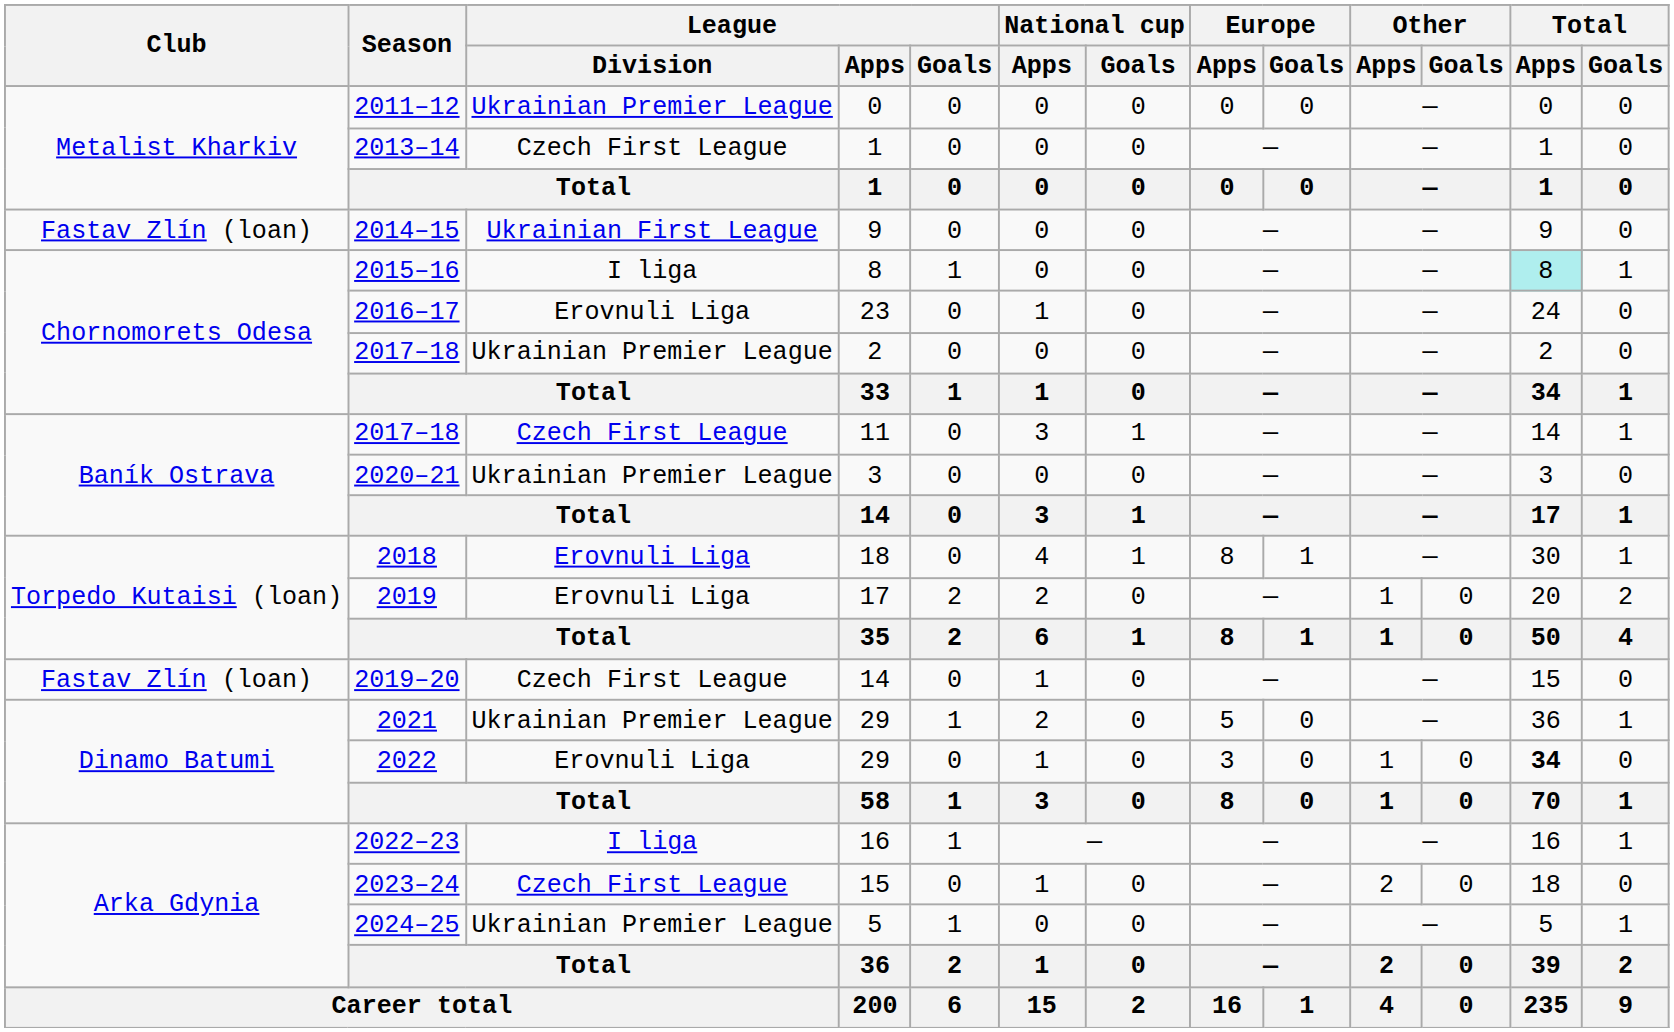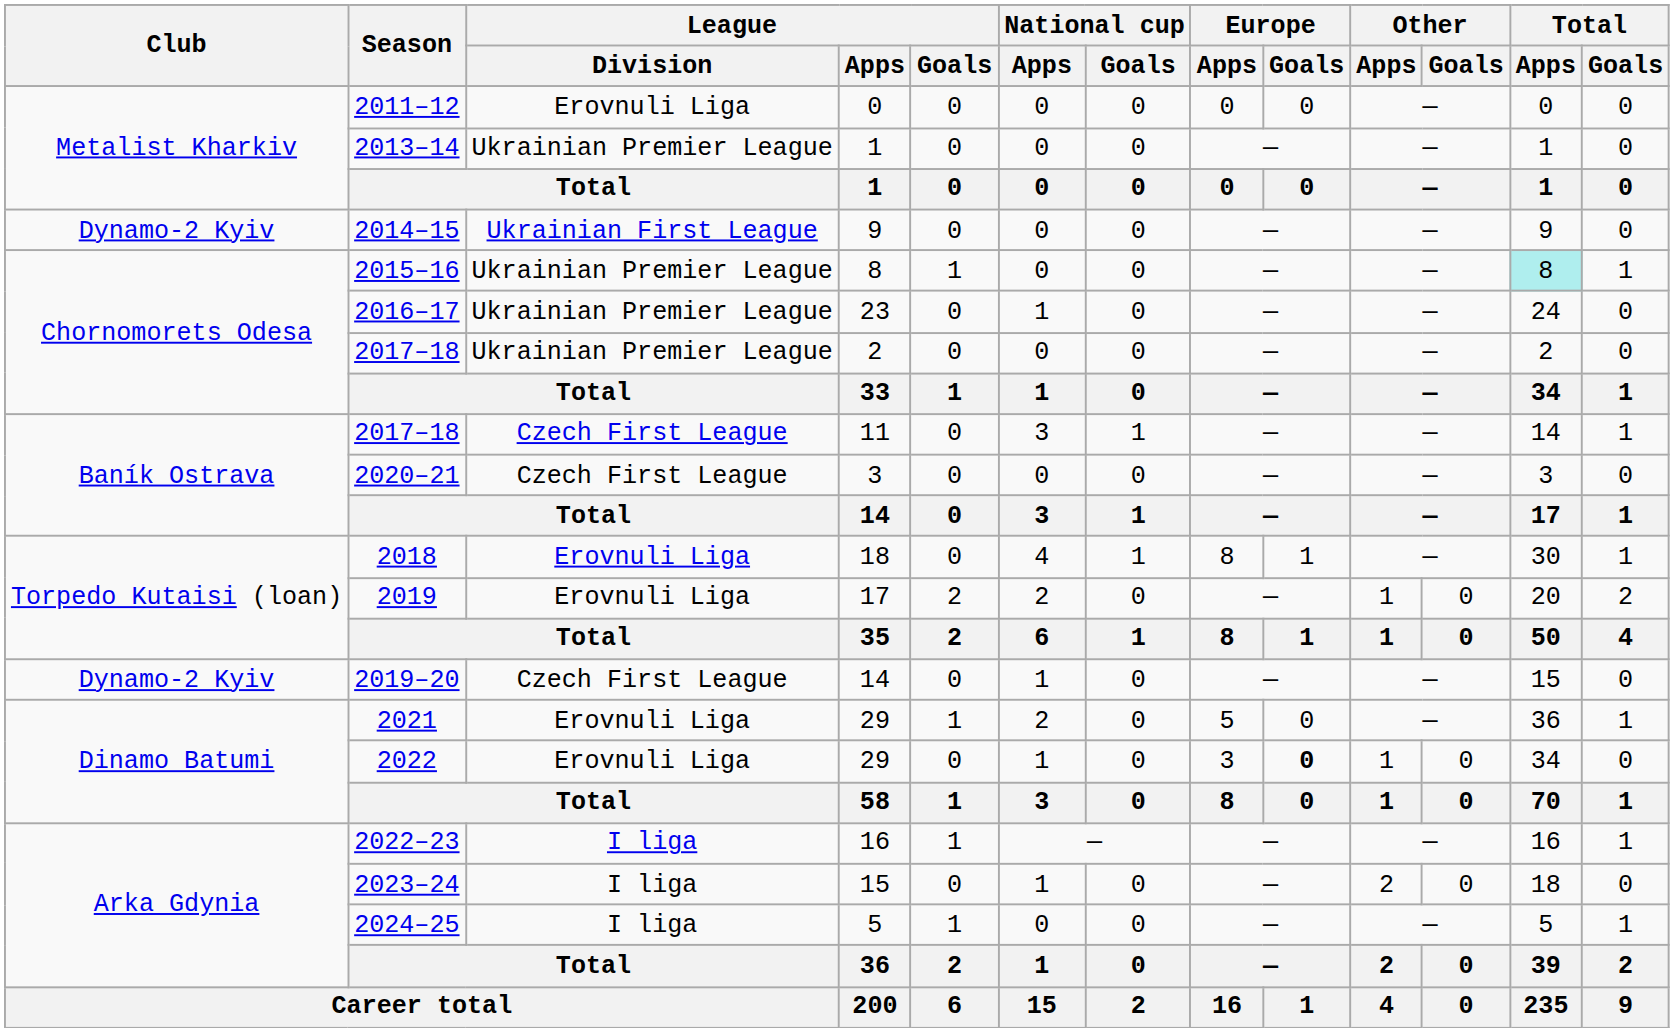(652, 107) Ukrainian Premier League -> (652, 107) Erovnuli Liga
(652, 148) Czech First League -> (652, 148) Ukrainian Premier League
(177, 230) Fastav Zlín (loan) -> (177, 230) Dynamo-2 Kyiv
(652, 271) I liga -> (652, 271) Ukrainian Premier League
(652, 312) Erovnuli Liga -> (652, 312) Ukrainian Premier League
(652, 475) Ukrainian Premier League -> (652, 475) Czech First League
(177, 680) Fastav Zlín (loan) -> (177, 680) Dynamo-2 Kyiv
(652, 721) Ukrainian Premier League -> (652, 721) Erovnuli Liga
(1307, 761) normal -> (1307, 761) bold
(1546, 761) bold -> (1546, 761) normal
(652, 884) Czech First League -> (652, 884) I liga
(652, 925) Ukrainian Premier League -> (652, 925) I liga
